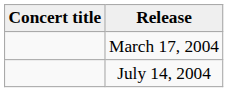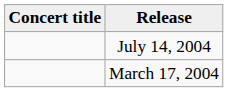rows swapped: (164, 45) <-> (164, 73)
